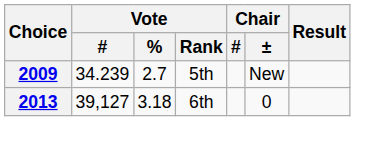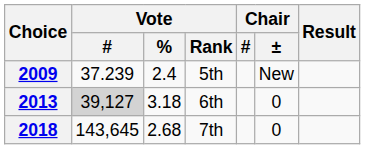(102, 74) 34.239 -> (107, 74) 37.239
(155, 74) 2.7 -> (164, 74) 2.4
(102, 102) no background -> (107, 102) lightgrey background
+ row: (38, 130)
